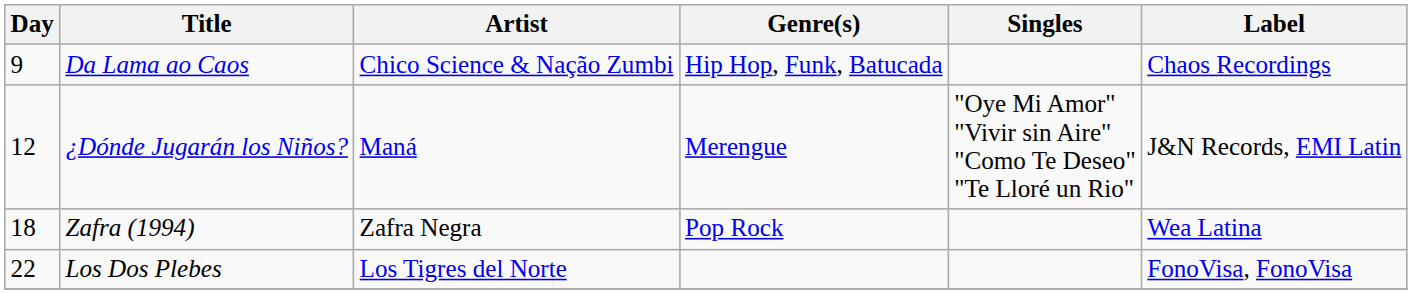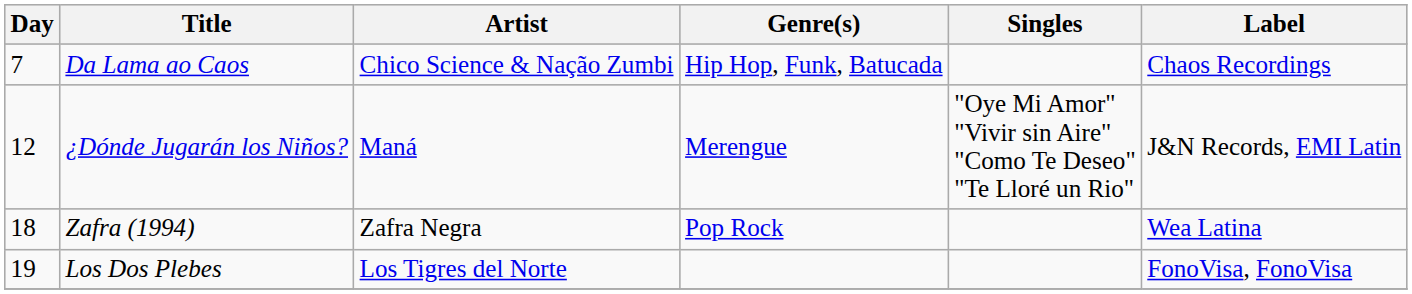(17, 64) 9 -> (17, 64) 7
(23, 268) 22 -> (23, 268) 19
